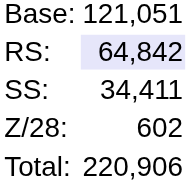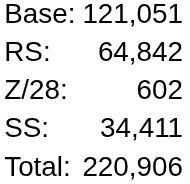(140, 51) lavender background -> (140, 51) no background
rows swapped: (27, 90) <-> (36, 128)
